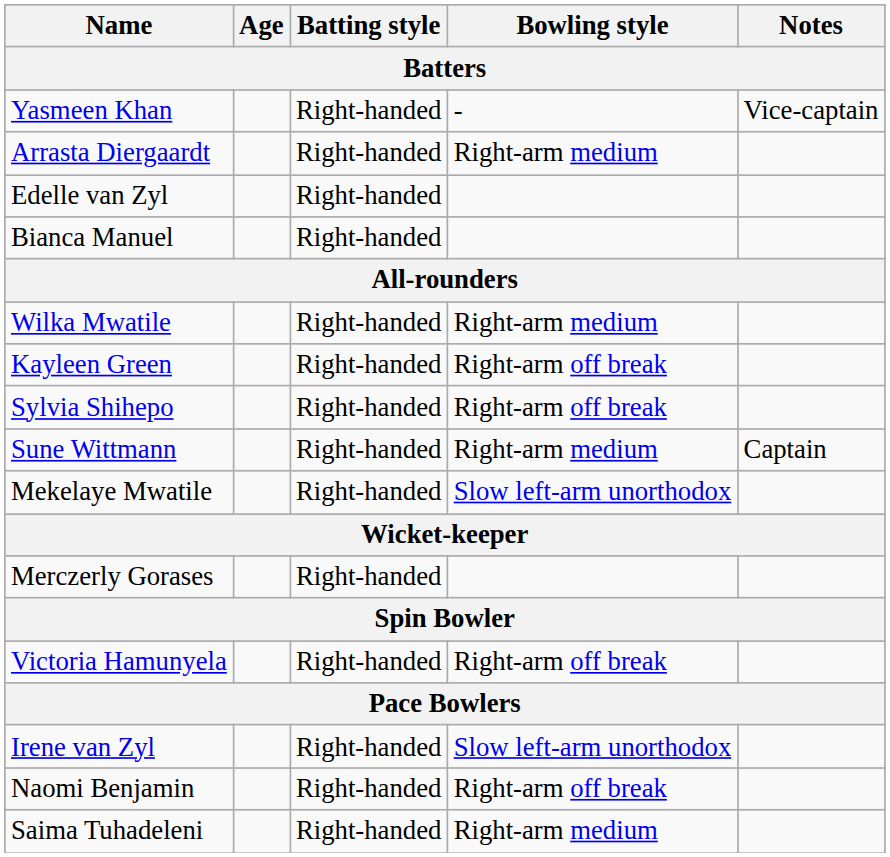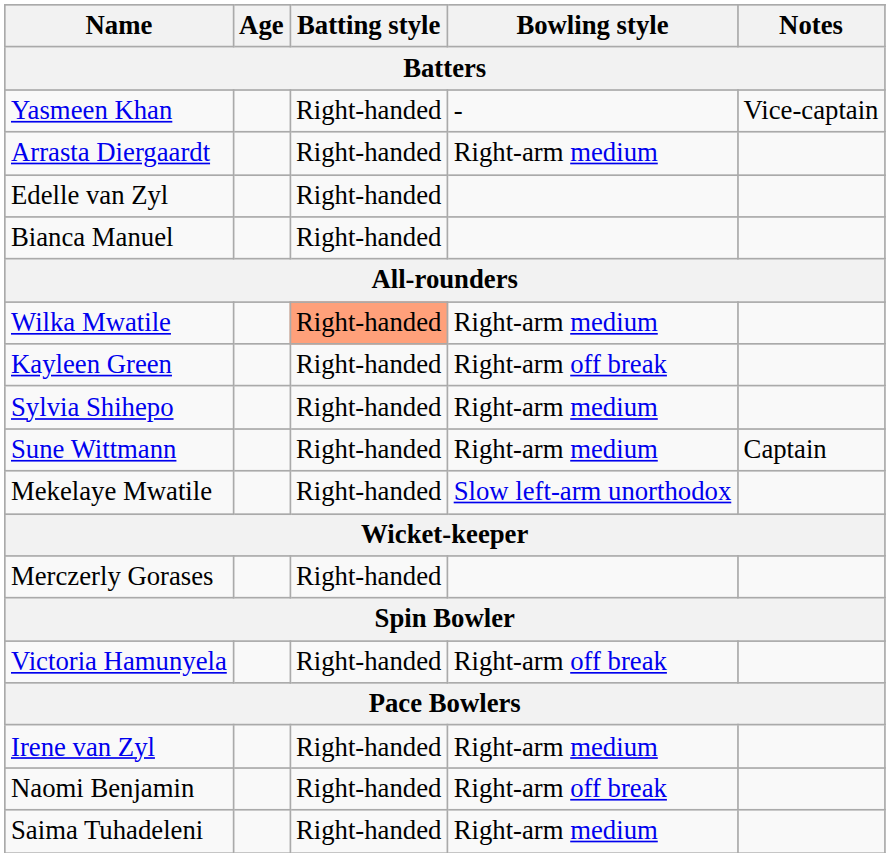(369, 322) no background -> (369, 322) lightsalmon background
(560, 407) Right-arm off break -> (556, 407) Right-arm medium
(592, 746) Slow left-arm unorthodox -> (556, 746) Right-arm medium
